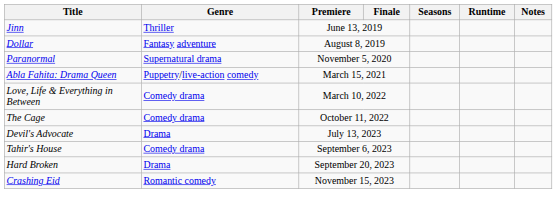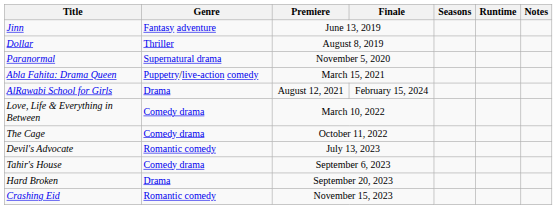(159, 28) Thriller -> (180, 28) Fantasy adventure
(180, 43) Fantasy adventure -> (159, 43) Thriller
+ row: (59, 91)
(157, 133) Drama -> (180, 149) Romantic comedy
